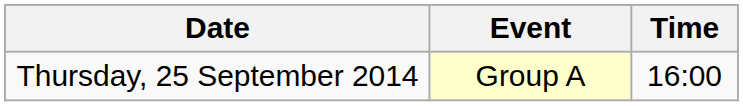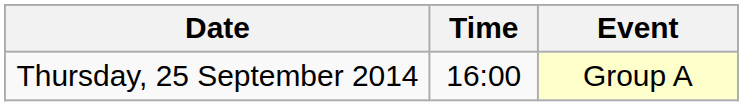columns swapped: (685, 28) <-> (531, 28)
